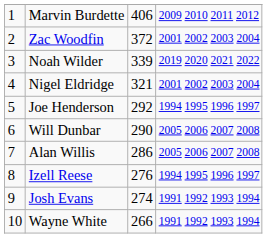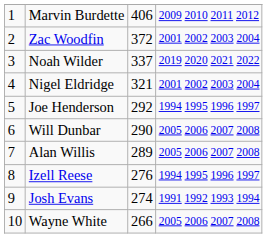(142, 61) 339 -> (142, 61) 337
(142, 152) 286 -> (142, 152) 289
(209, 221) 1991 1992 1993 1994 -> (209, 221) 2005 2006 2007 2008
